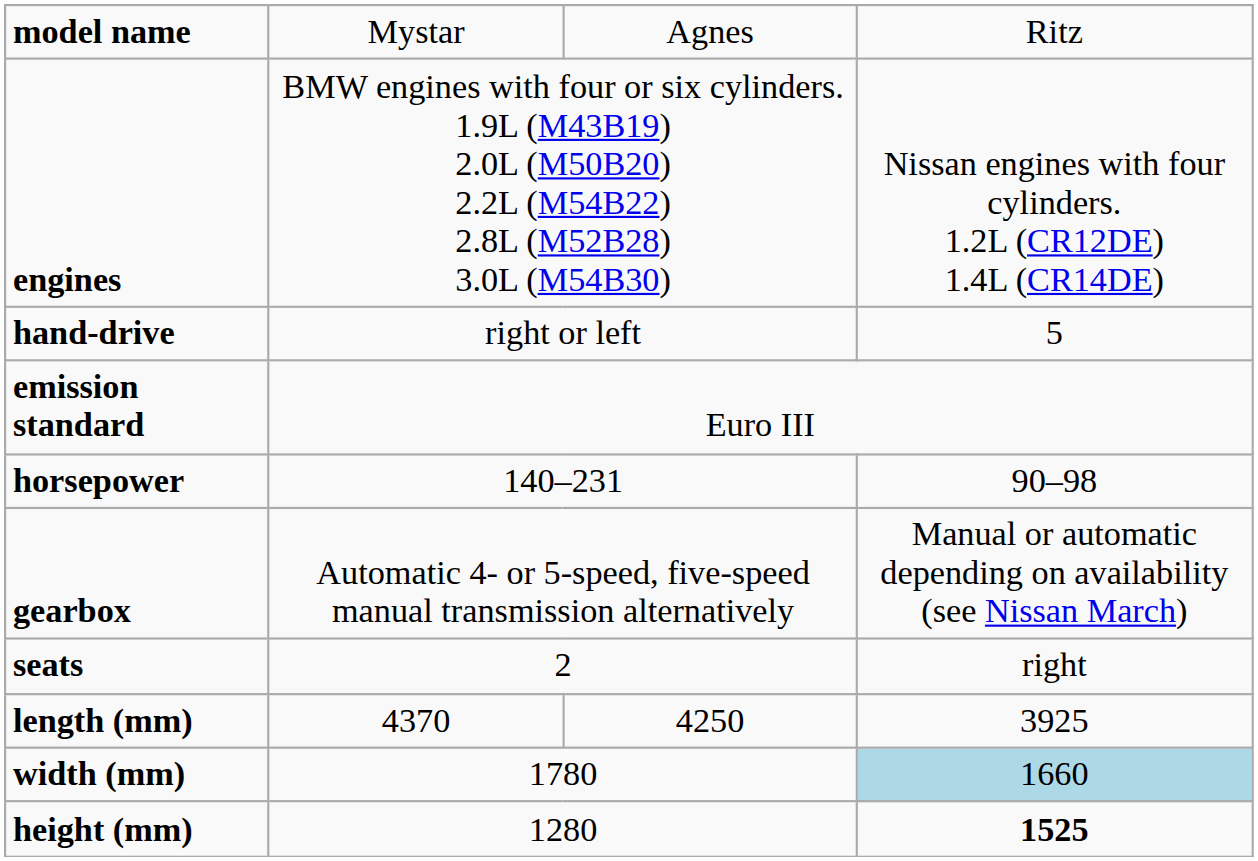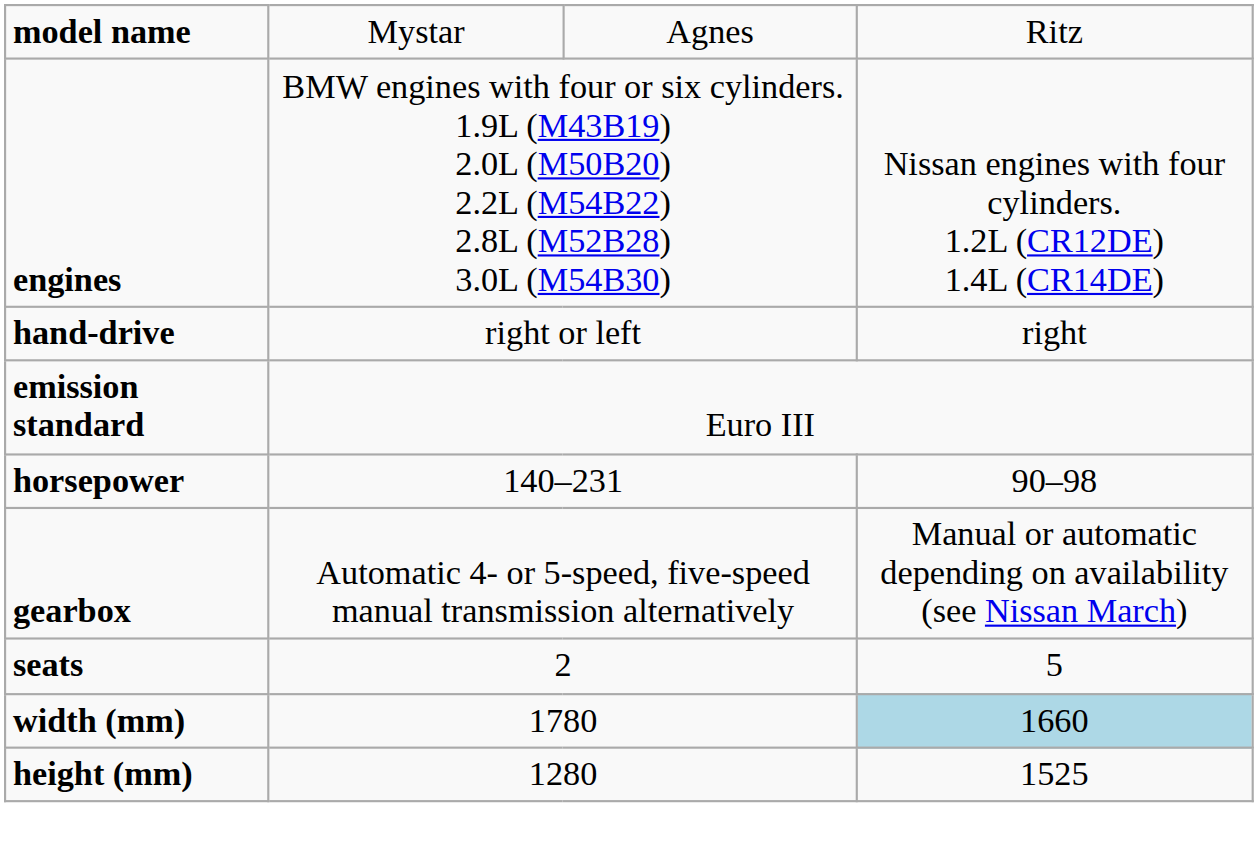(1054, 332) 5 -> (1054, 332) right
(1054, 665) right -> (1054, 665) 5
- row: (103, 719)
(1054, 828) bold -> (1054, 774) normal
